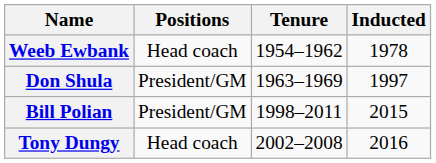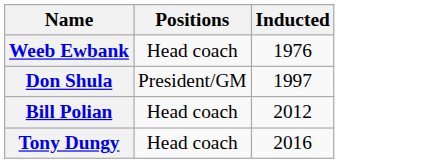- column: (299, 19)
(389, 50) 1978 -> (293, 50) 1976
(192, 111) President/GM -> (192, 111) Head coach
(389, 111) 2015 -> (293, 111) 2012
